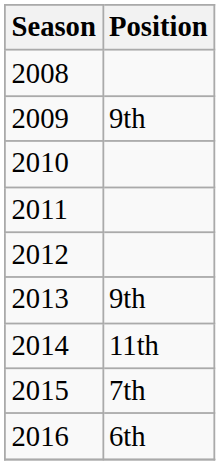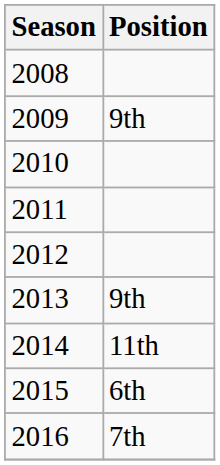(127, 390) 7th -> (127, 390) 6th
(127, 436) 6th -> (127, 436) 7th
